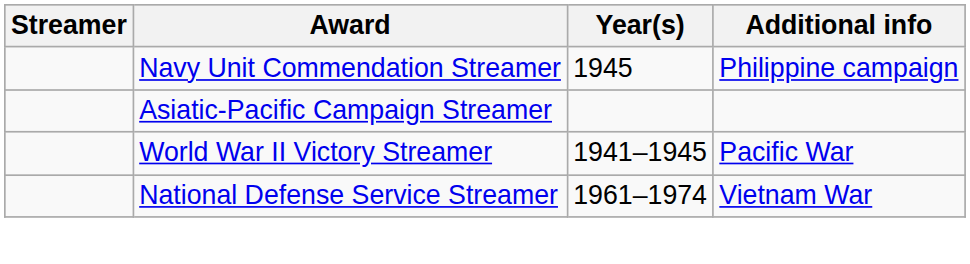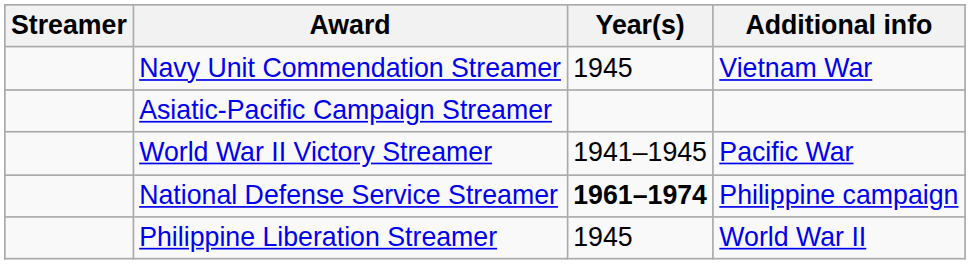(839, 68) Philippine campaign -> (796, 68) Vietnam War
(640, 195) normal -> (640, 195) bold
(796, 195) Vietnam War -> (839, 195) Philippine campaign
+ row: (318, 237)
